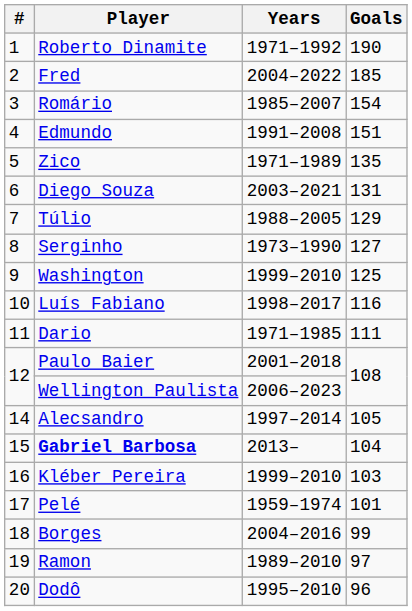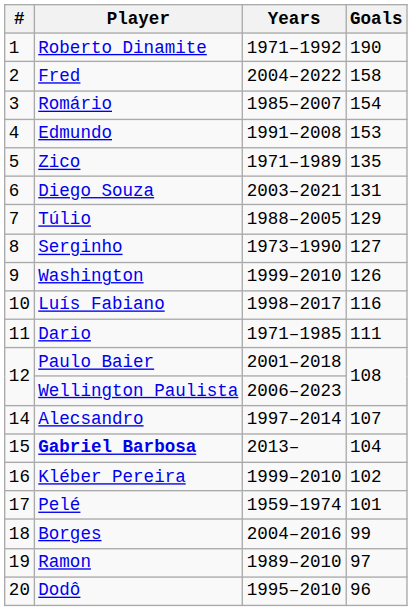(366, 76) 185 -> (366, 76) 158
(366, 133) 151 -> (366, 133) 153
(366, 276) 125 -> (366, 276) 126
(366, 419) 105 -> (366, 419) 107
(366, 477) 103 -> (366, 477) 102
